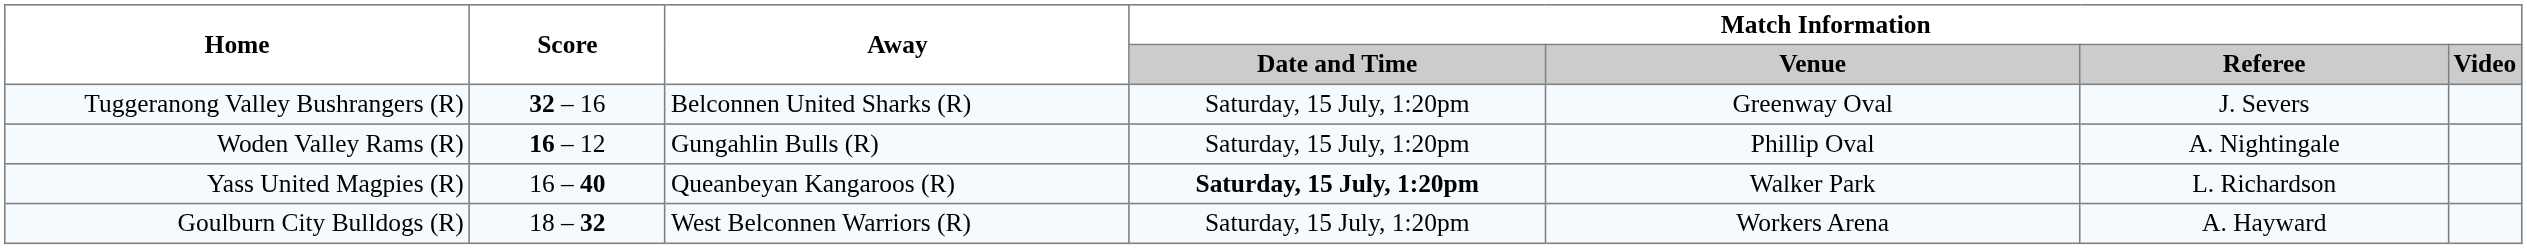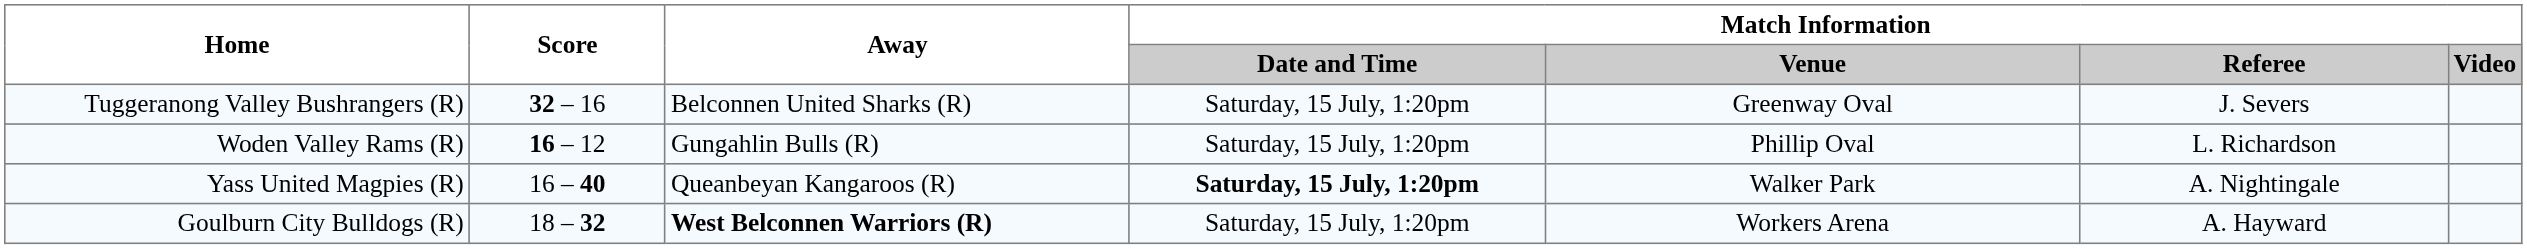(2264, 143) A. Nightingale -> (2264, 143) L. Richardson
(2264, 183) L. Richardson -> (2264, 183) A. Nightingale
(821, 223) normal -> (831, 223) bold
